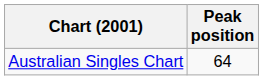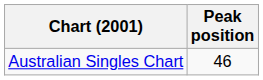(223, 61) 64 -> (223, 61) 46
